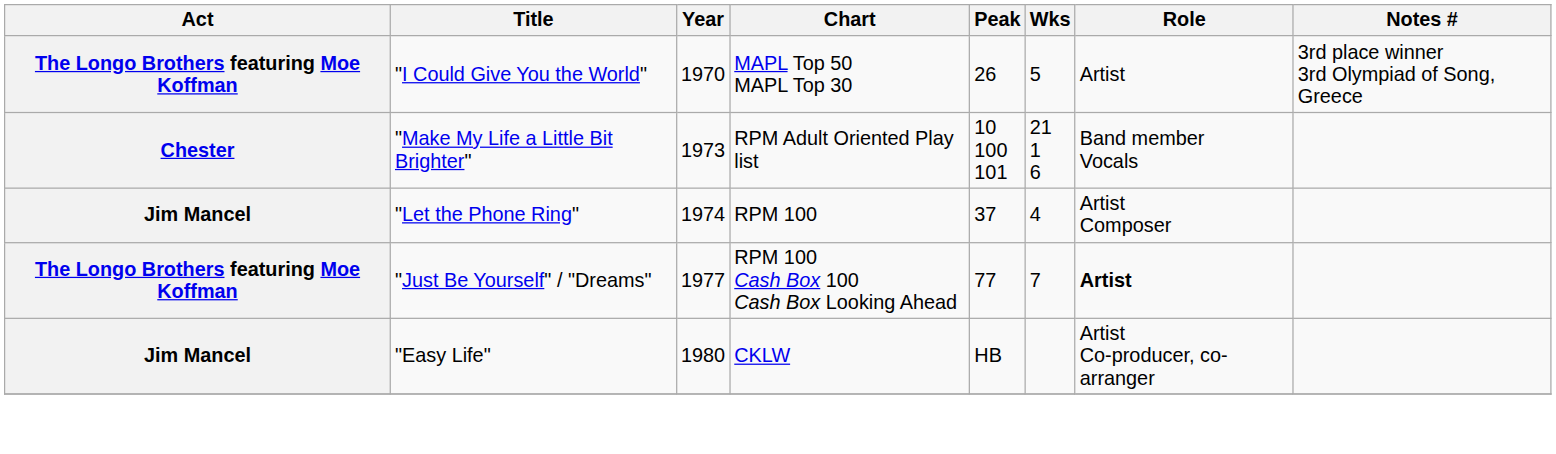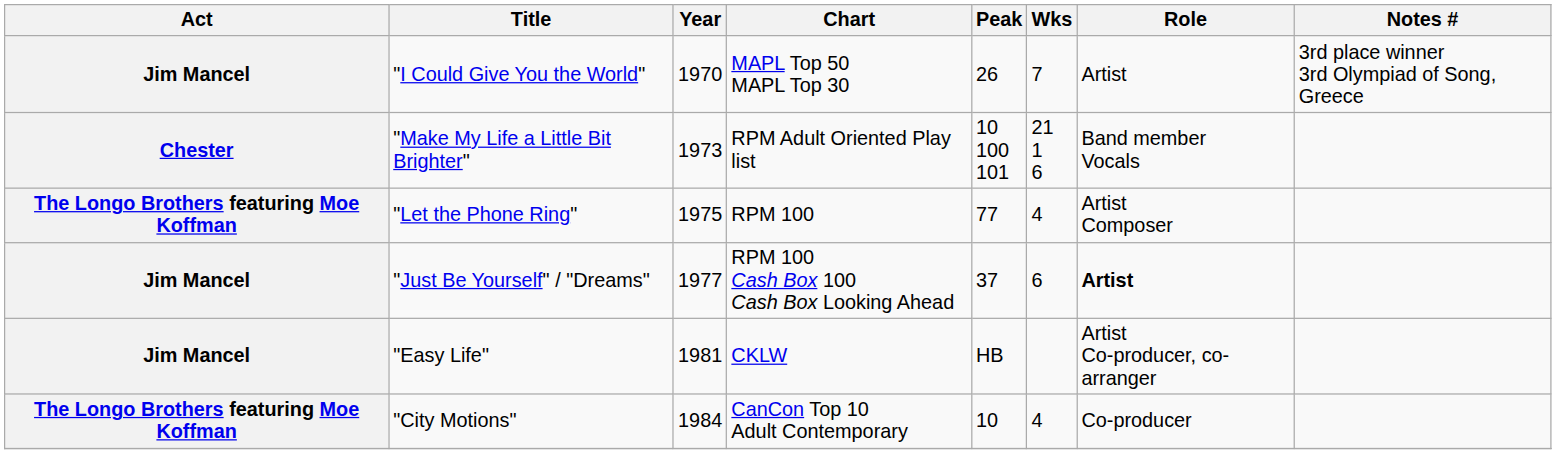(198, 74) The Longo Brothers featuring Moe Koffman -> (197, 74) Jim Mancel
(1035, 74) 5 -> (1037, 74) 7
(198, 215) Jim Mancel -> (197, 215) The Longo Brothers featuring Moe Koffman
(703, 215) 1974 -> (700, 215) 1975
(985, 215) 37 -> (987, 215) 77
(198, 280) The Longo Brothers featuring Moe Koffman -> (197, 280) Jim Mancel
(985, 280) 77 -> (987, 280) 37
(1035, 280) 7 -> (1037, 280) 6
(703, 356) 1980 -> (700, 356) 1981
+ row: (455, 421)
